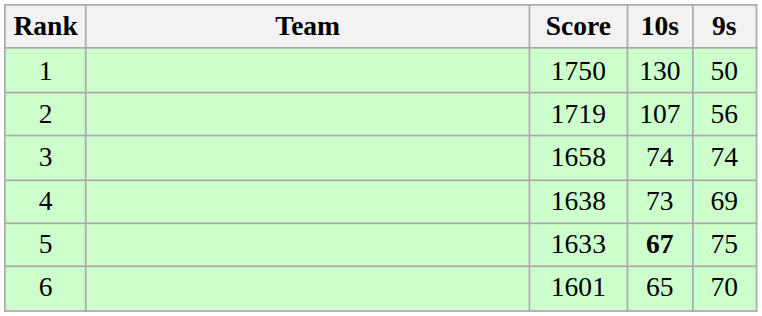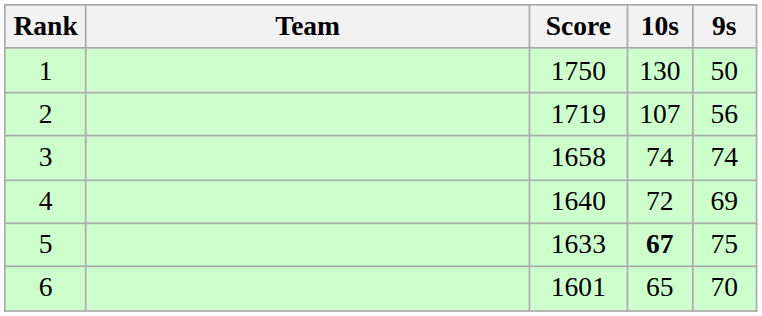(578, 200) 1638 -> (578, 200) 1640
(660, 200) 73 -> (660, 200) 72
